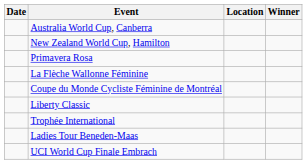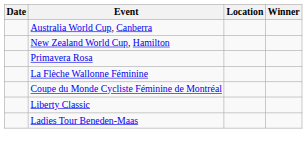- row: (73, 120)
- row: (94, 151)
